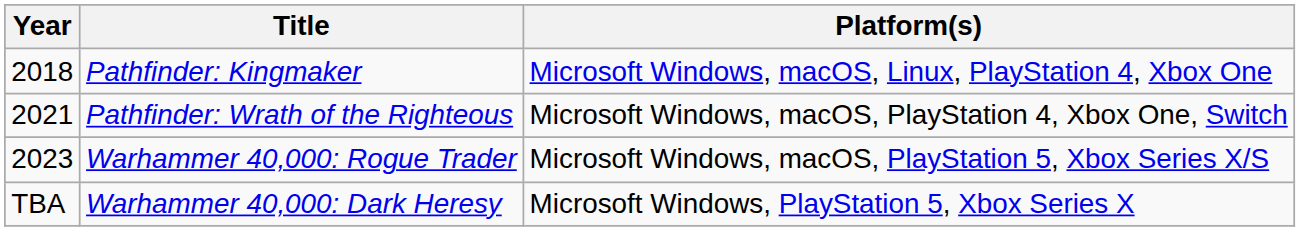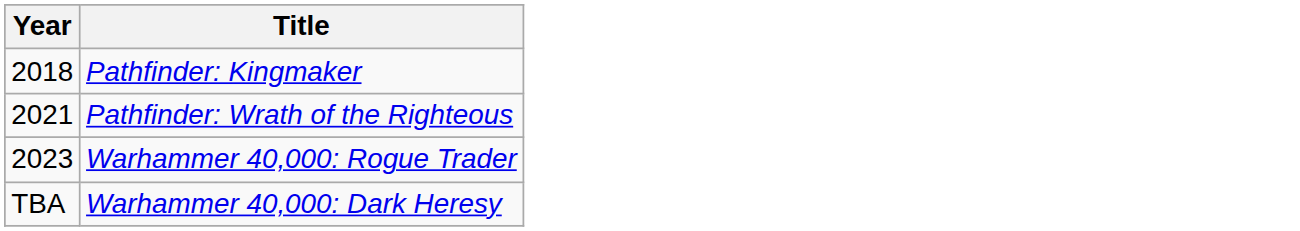- column: (909, 26)
